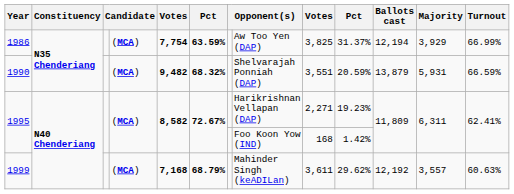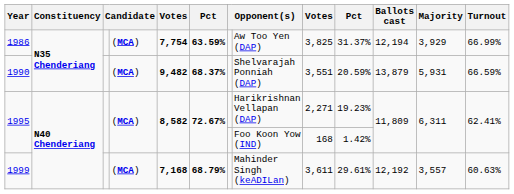(208, 73) 68.32% -> (208, 73) 68.37%
(354, 171) 29.62% -> (354, 171) 29.61%
